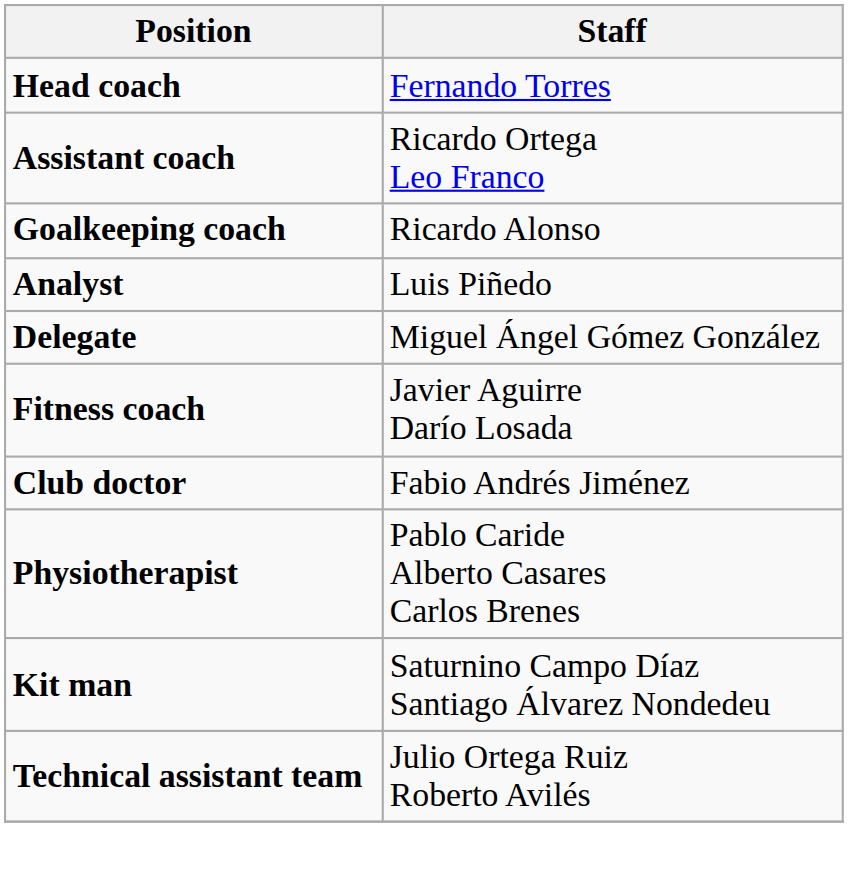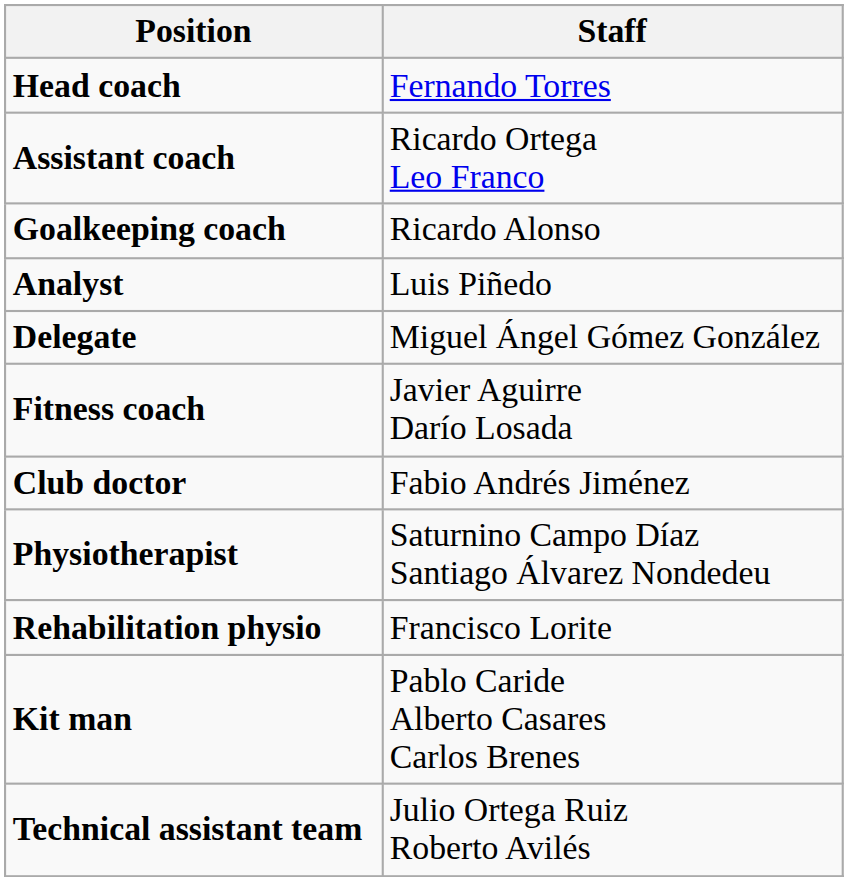(498, 573) Pablo Caride Alberto Casares Carlos Brenes -> (580, 554) Saturnino Campo Díaz Santiago Álvarez Nondedeu
+ row: (167, 627)
(580, 684) Saturnino Campo Díaz Santiago Álvarez Nondedeu -> (498, 718) Pablo Caride Alberto Casares Carlos Brenes
